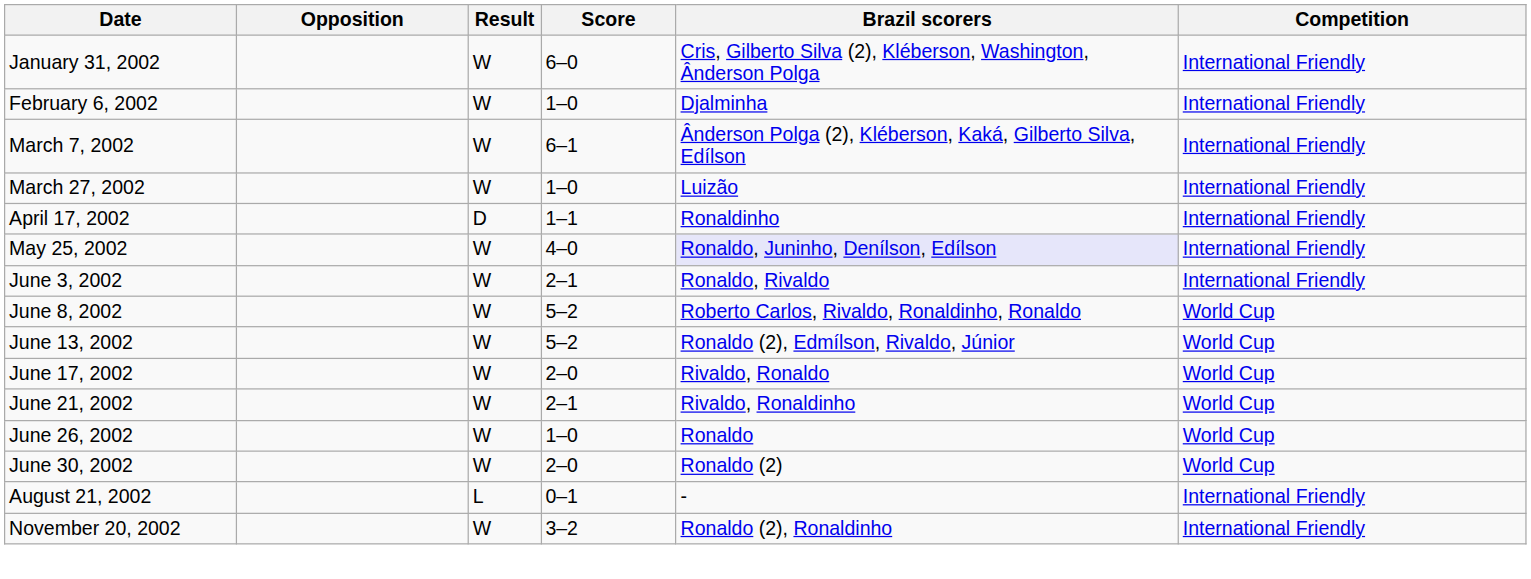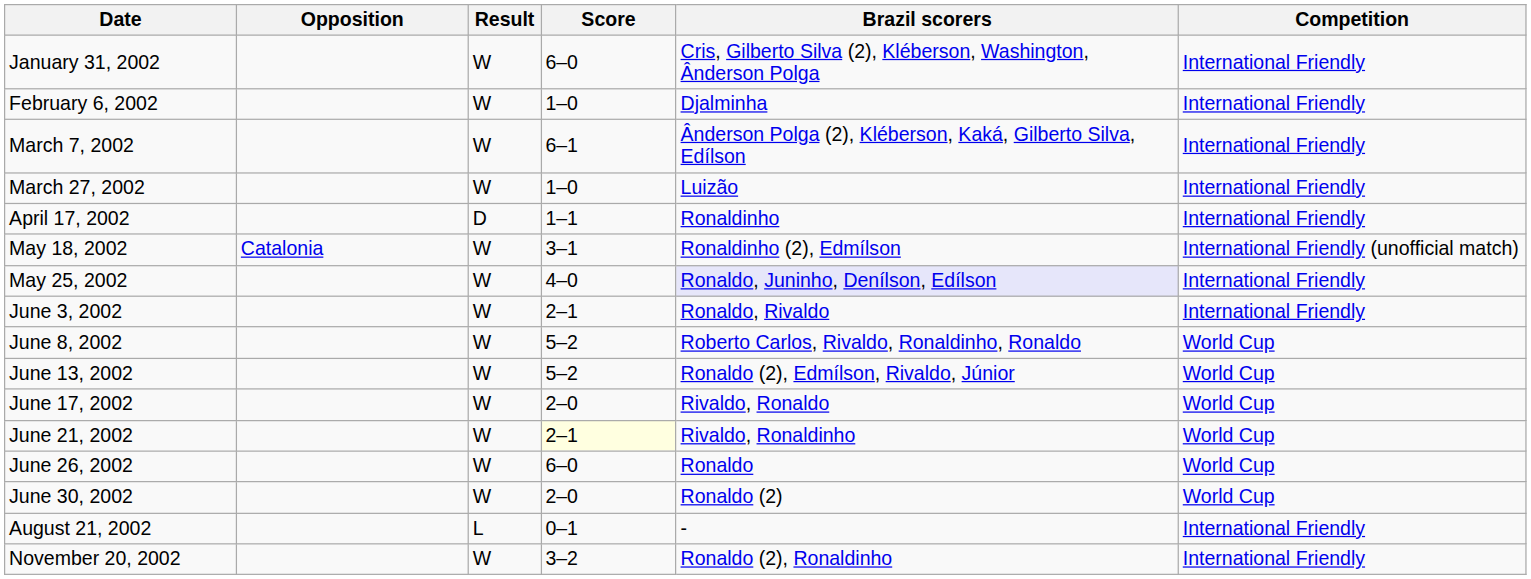+ row: (68, 249)
(562, 404) no background -> (562, 435) lightyellow background
(562, 435) 1–0 -> (562, 466) 6–0
